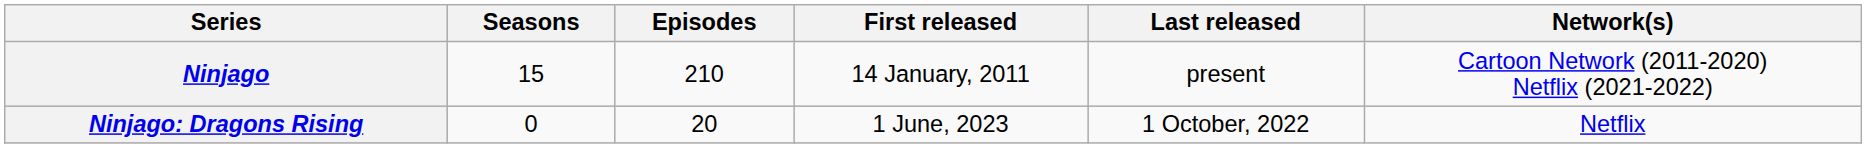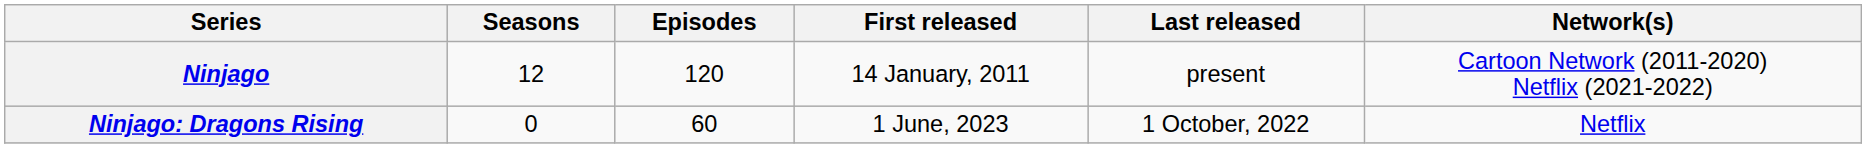(531, 73) 15 -> (531, 73) 12
(704, 73) 210 -> (704, 73) 120
(704, 124) 20 -> (704, 124) 60
